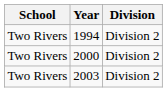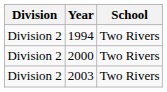columns swapped: (37, 14) <-> (132, 14)
